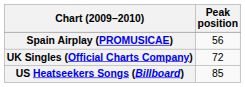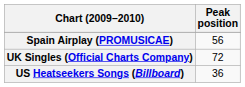(218, 73) 85 -> (218, 73) 36
